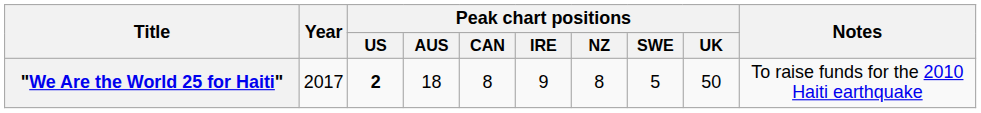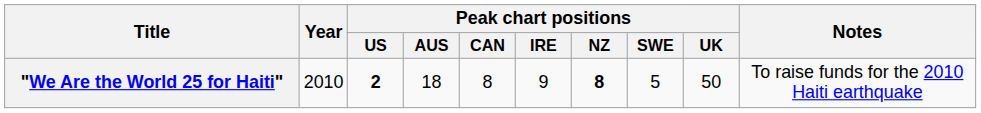(324, 82) 2017 -> (324, 82) 2010
(599, 82) normal -> (599, 82) bold
